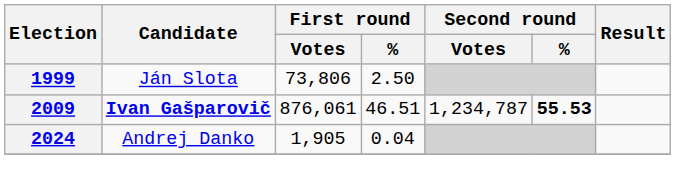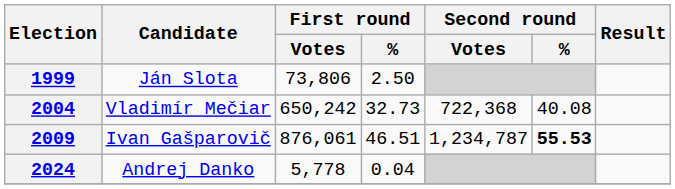+ row: (53, 109)
(188, 109) bold -> (188, 139) normal
(318, 139) 1,905 -> (318, 169) 5,778
